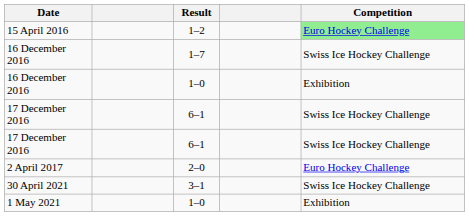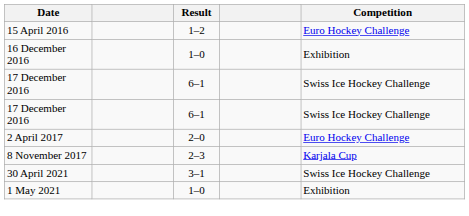(356, 30) lightgreen background -> (356, 30) no background
- row: (36, 54)
+ row: (47, 155)
